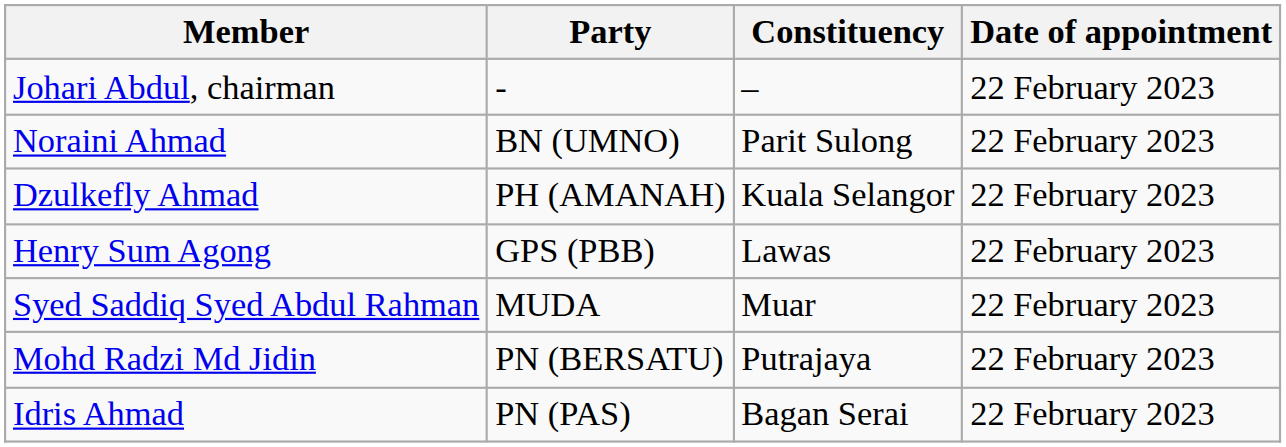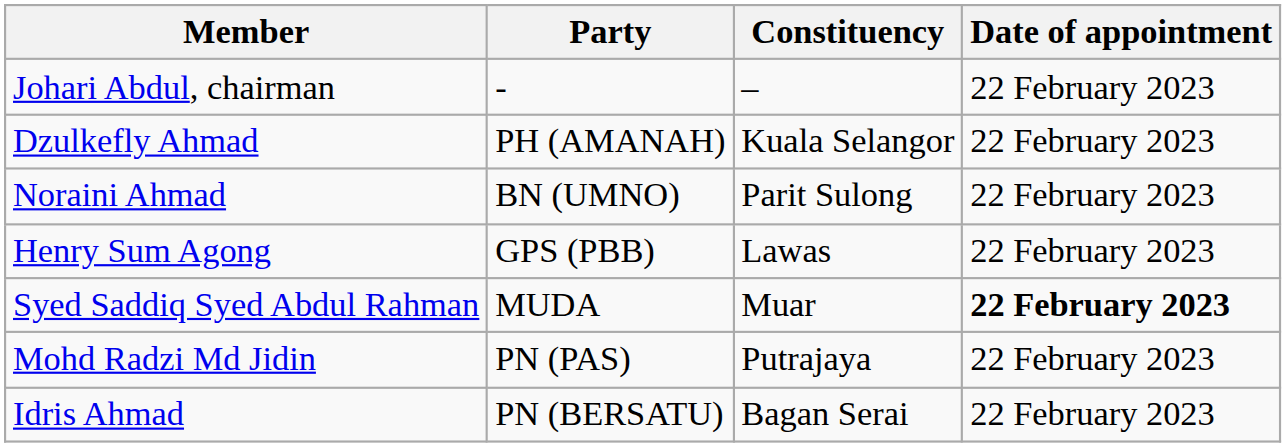rows swapped: (120, 140) <-> (136, 195)
(1092, 304) normal -> (1100, 304) bold
(609, 359) PN (BERSATU) -> (563, 359) PN (PAS)
(563, 413) PN (PAS) -> (609, 413) PN (BERSATU)
